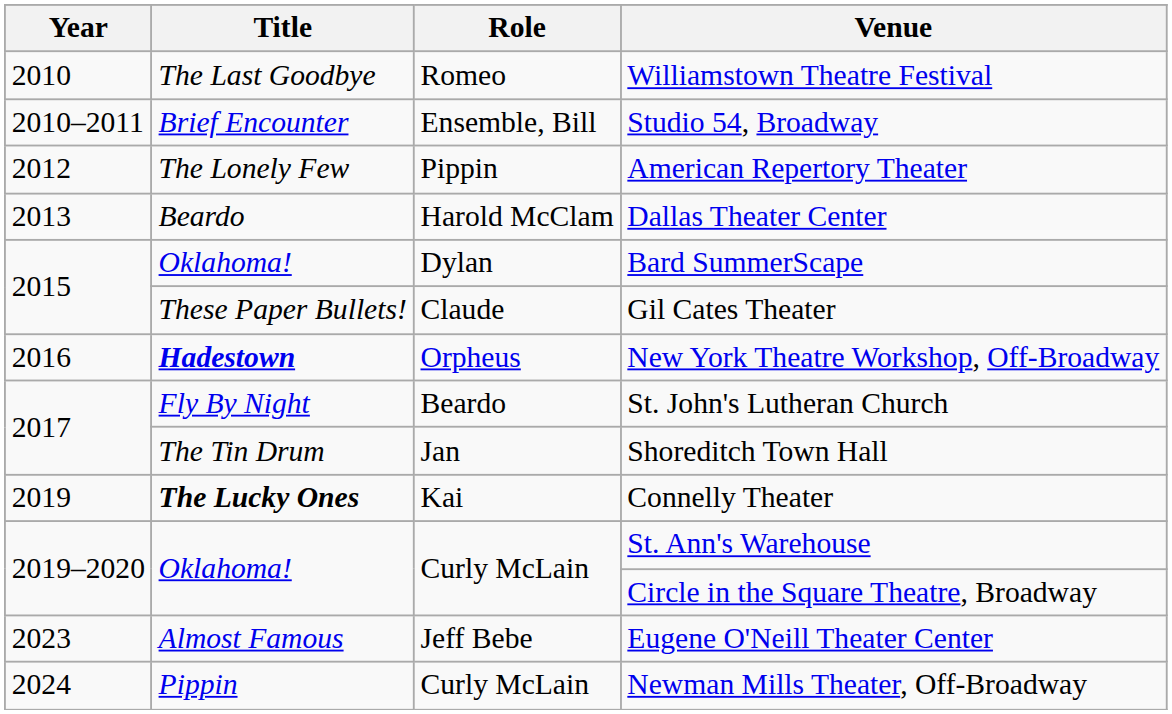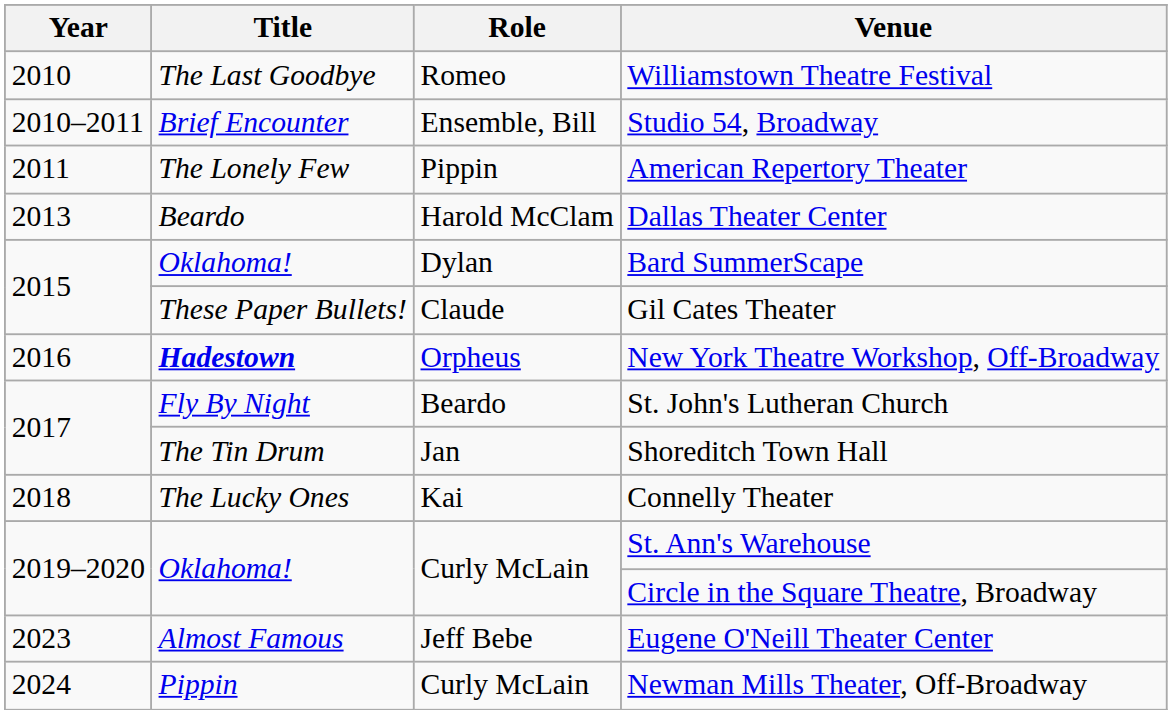(41, 168) 2012 -> (41, 168) 2011
(41, 497) 2019 -> (41, 497) 2018
(259, 497) bold -> (254, 497) normal
